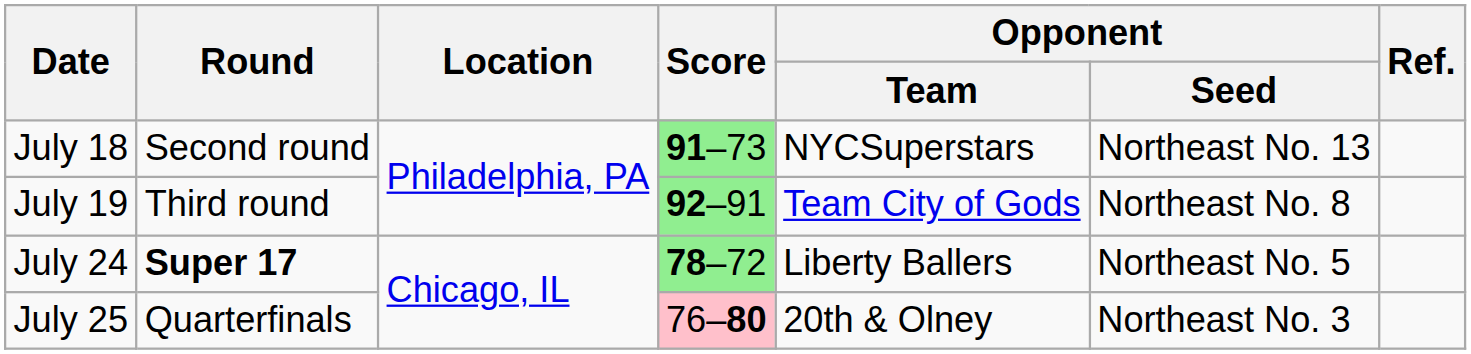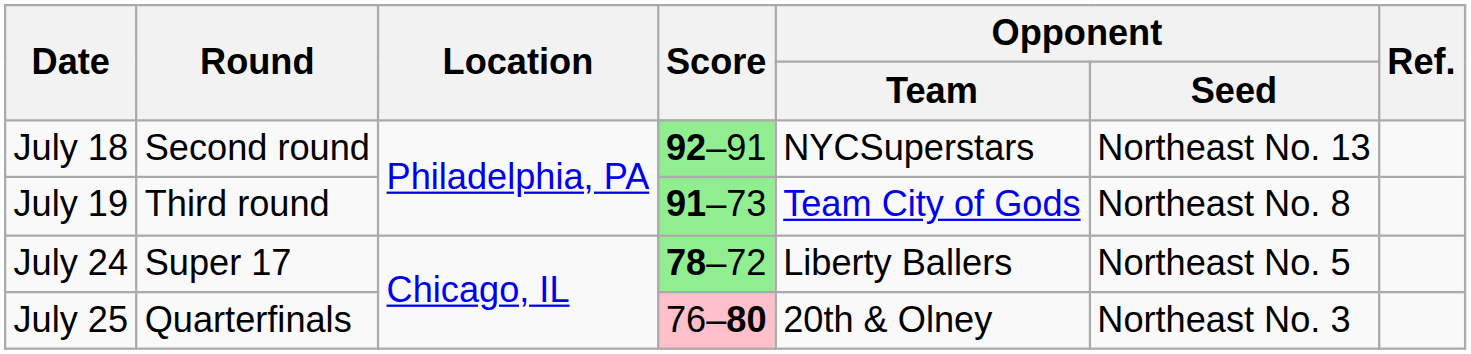(716, 147) 91–73 -> (716, 147) 92–91
(716, 205) 92–91 -> (716, 205) 91–73
(221, 262) bold -> (218, 262) normal
